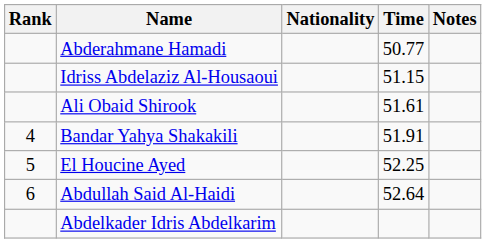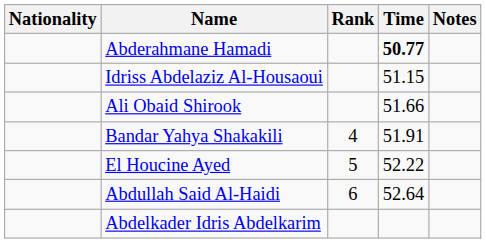columns swapped: (30, 19) <-> (330, 19)
(404, 48) normal -> (404, 48) bold
(404, 106) 51.61 -> (404, 106) 51.66
(404, 164) 52.25 -> (404, 164) 52.22
